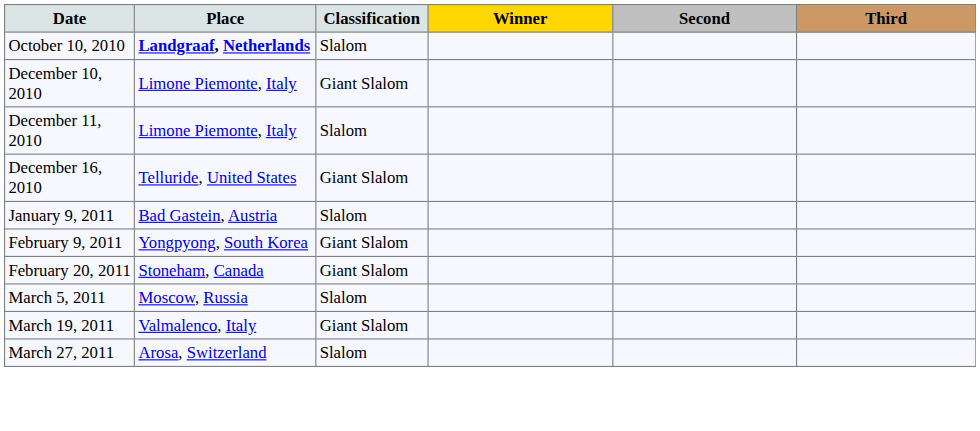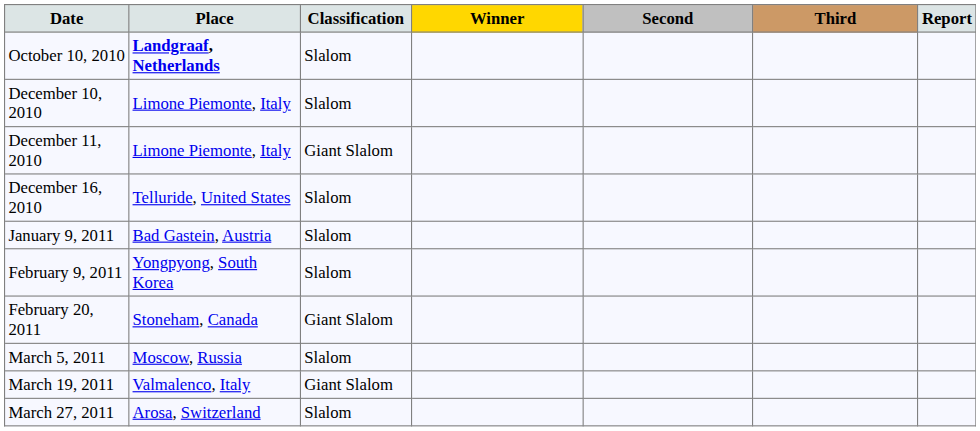+ column: (947, 18)
(364, 83) Giant Slalom -> (328, 102) Slalom
(343, 130) Slalom -> (349, 150) Giant Slalom
(364, 177) Giant Slalom -> (328, 197) Slalom
(364, 242) Giant Slalom -> (328, 272) Slalom
